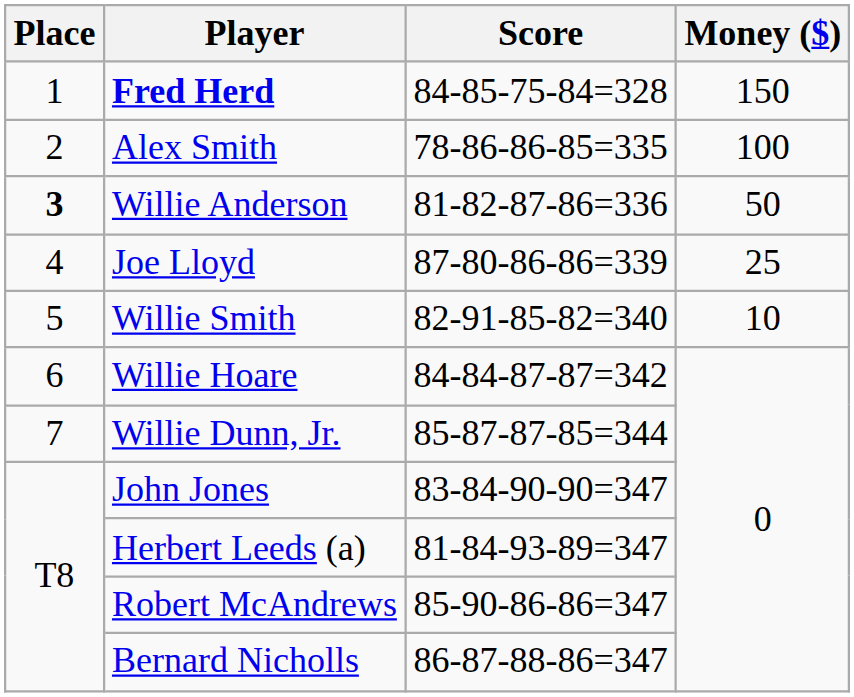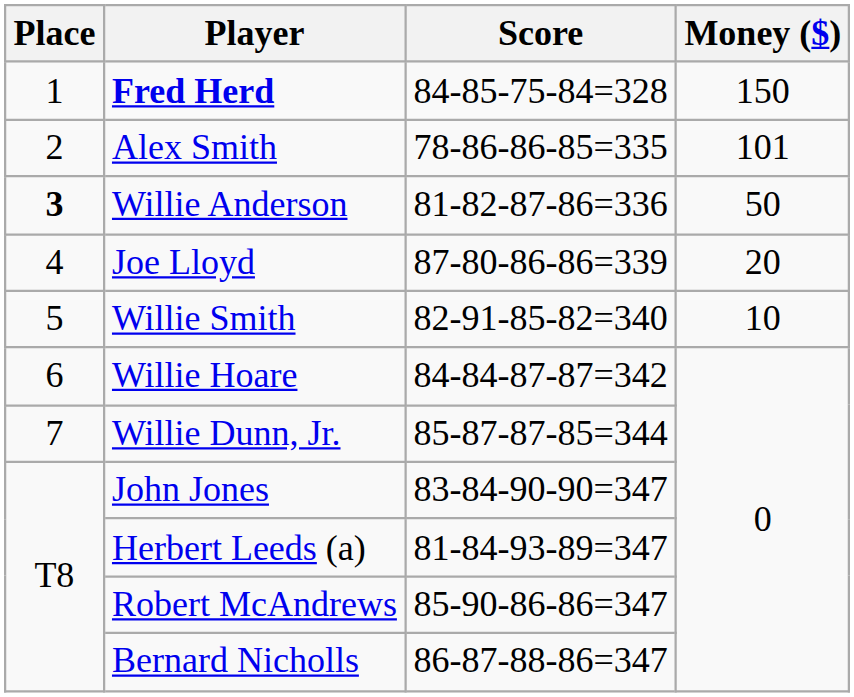(763, 147) 100 -> (763, 147) 101
(763, 261) 25 -> (763, 261) 20
